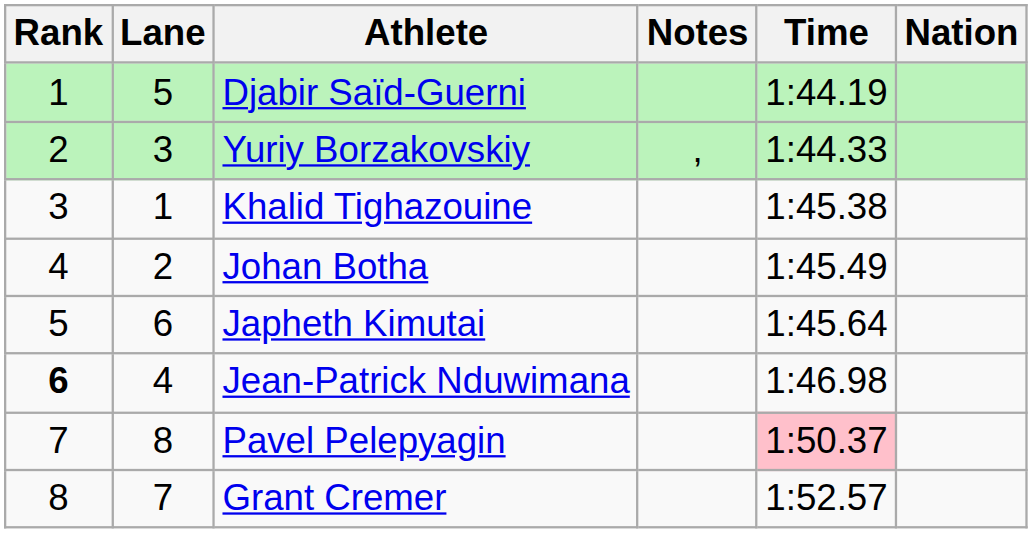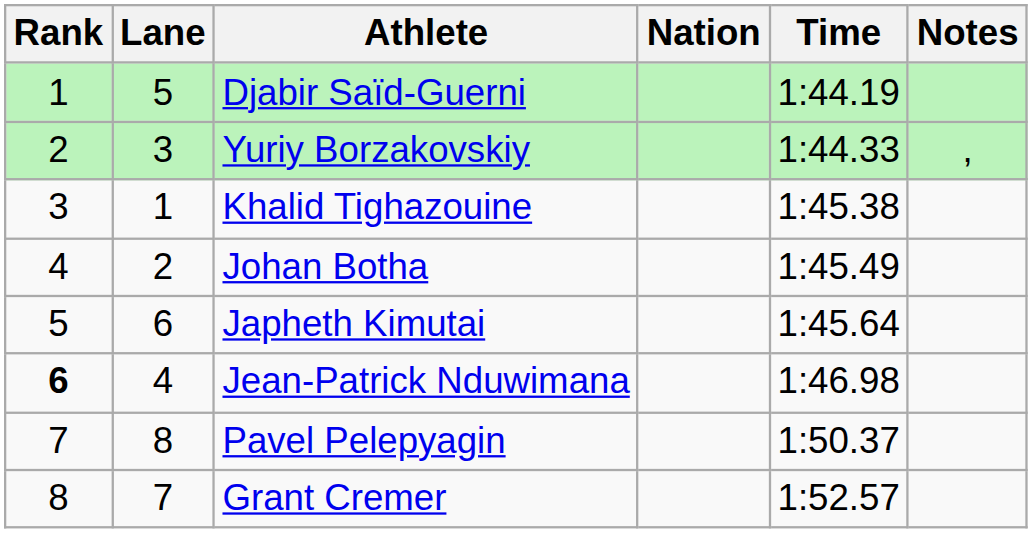columns swapped: (962, 33) <-> (698, 33)
(826, 440) pink background -> (839, 440) no background
